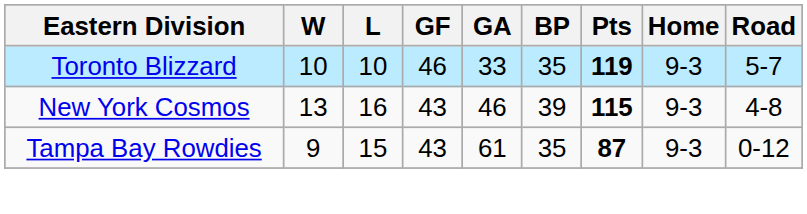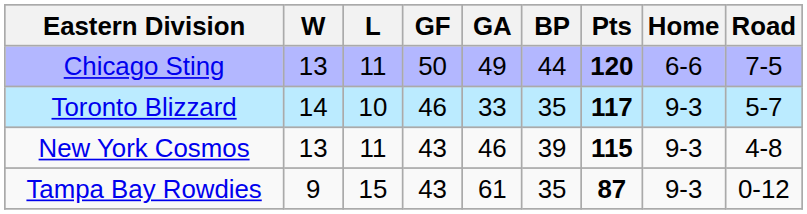+ row: (144, 66)
(313, 66) 10 -> (313, 107) 14
(612, 66) 119 -> (612, 107) 117
(373, 107) 16 -> (373, 148) 11
